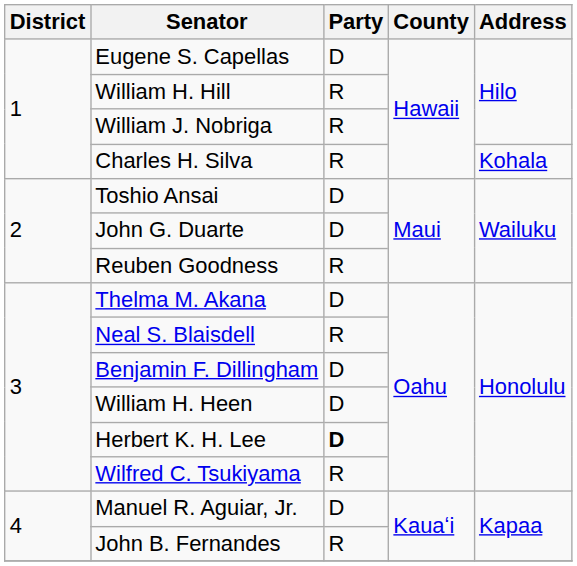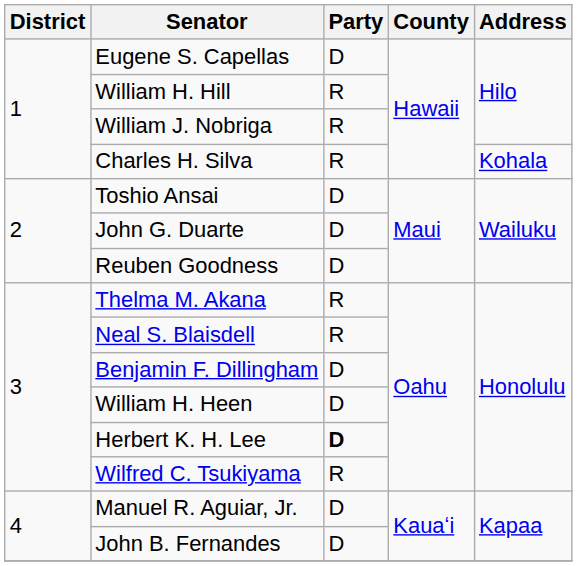(336, 265) R -> (336, 265) D
(336, 299) D -> (336, 299) R
(336, 543) R -> (336, 543) D
